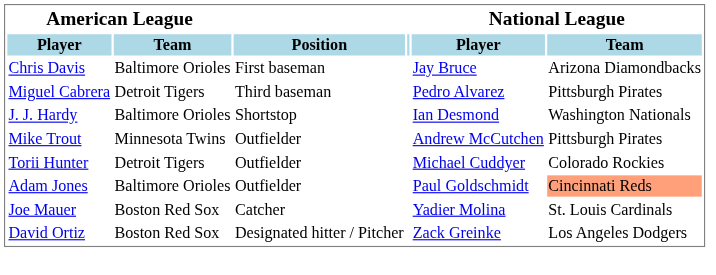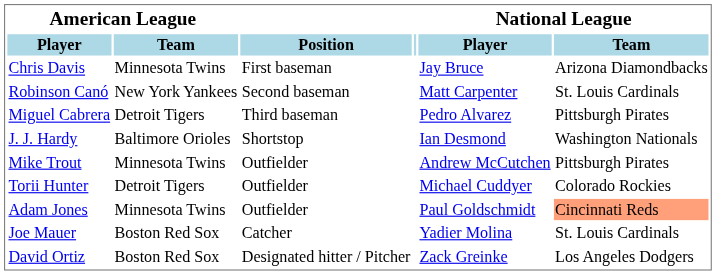(173, 68) Baltimore Orioles -> (170, 68) Minnesota Twins
+ row: (58, 91)
(173, 185) Baltimore Orioles -> (170, 209) Minnesota Twins
